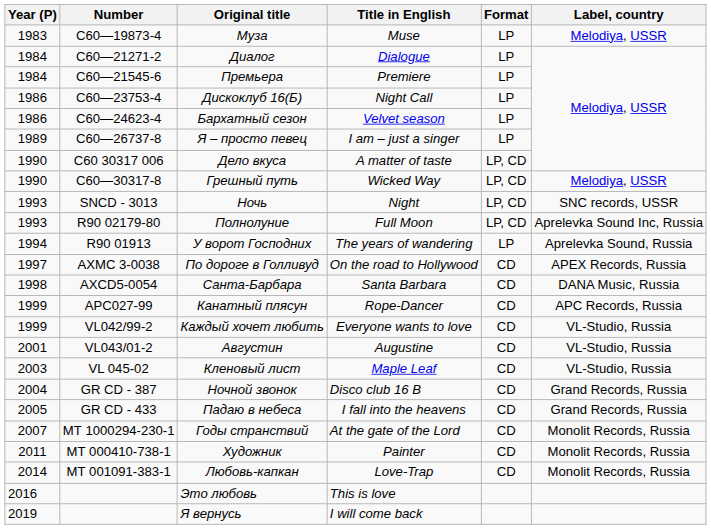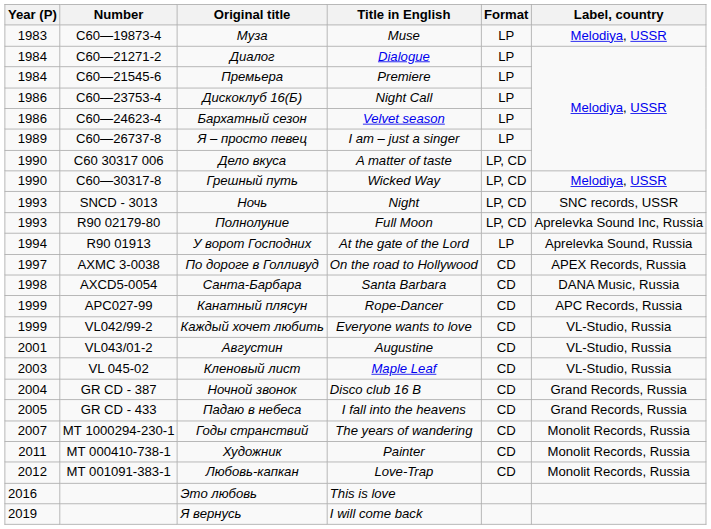(404, 243) The years of wandering -> (404, 243) At the gate of the Lord
(395, 431) At the gate of the Lord -> (404, 431) The years of wandering
(32, 472) 2014 -> (32, 472) 2012
